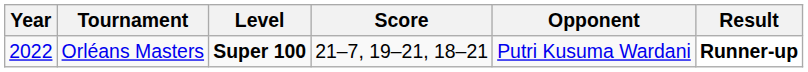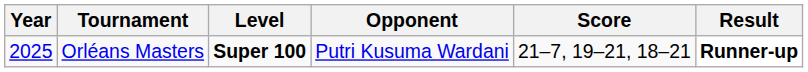columns swapped: (594, 20) <-> (402, 20)
(31, 51) 2022 -> (31, 51) 2025
